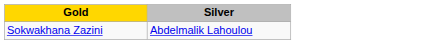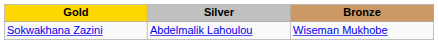+ column: (362, 13)
